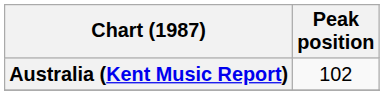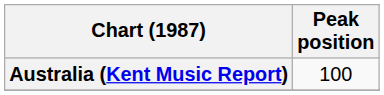(336, 74) 102 -> (336, 74) 100
